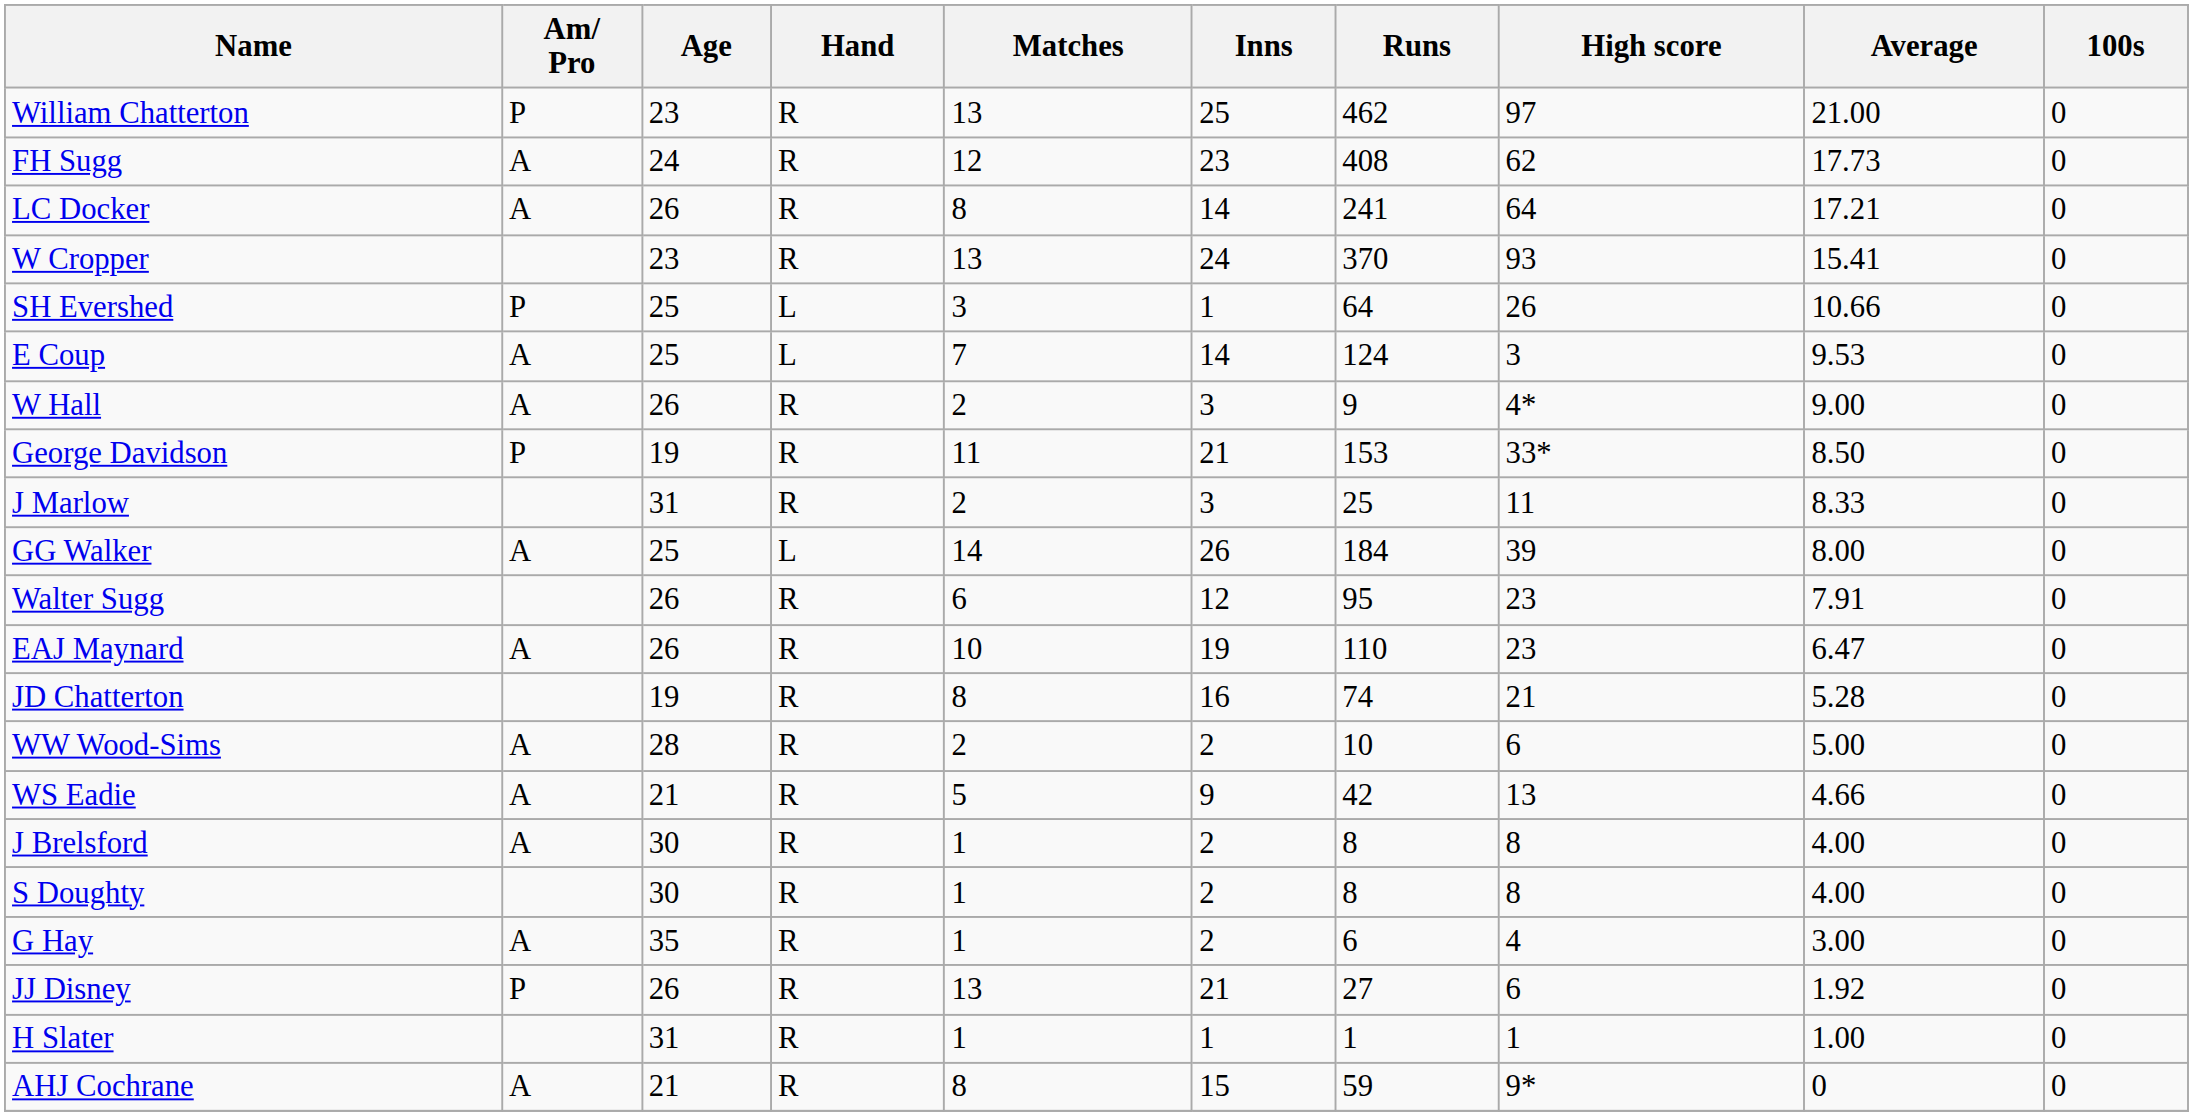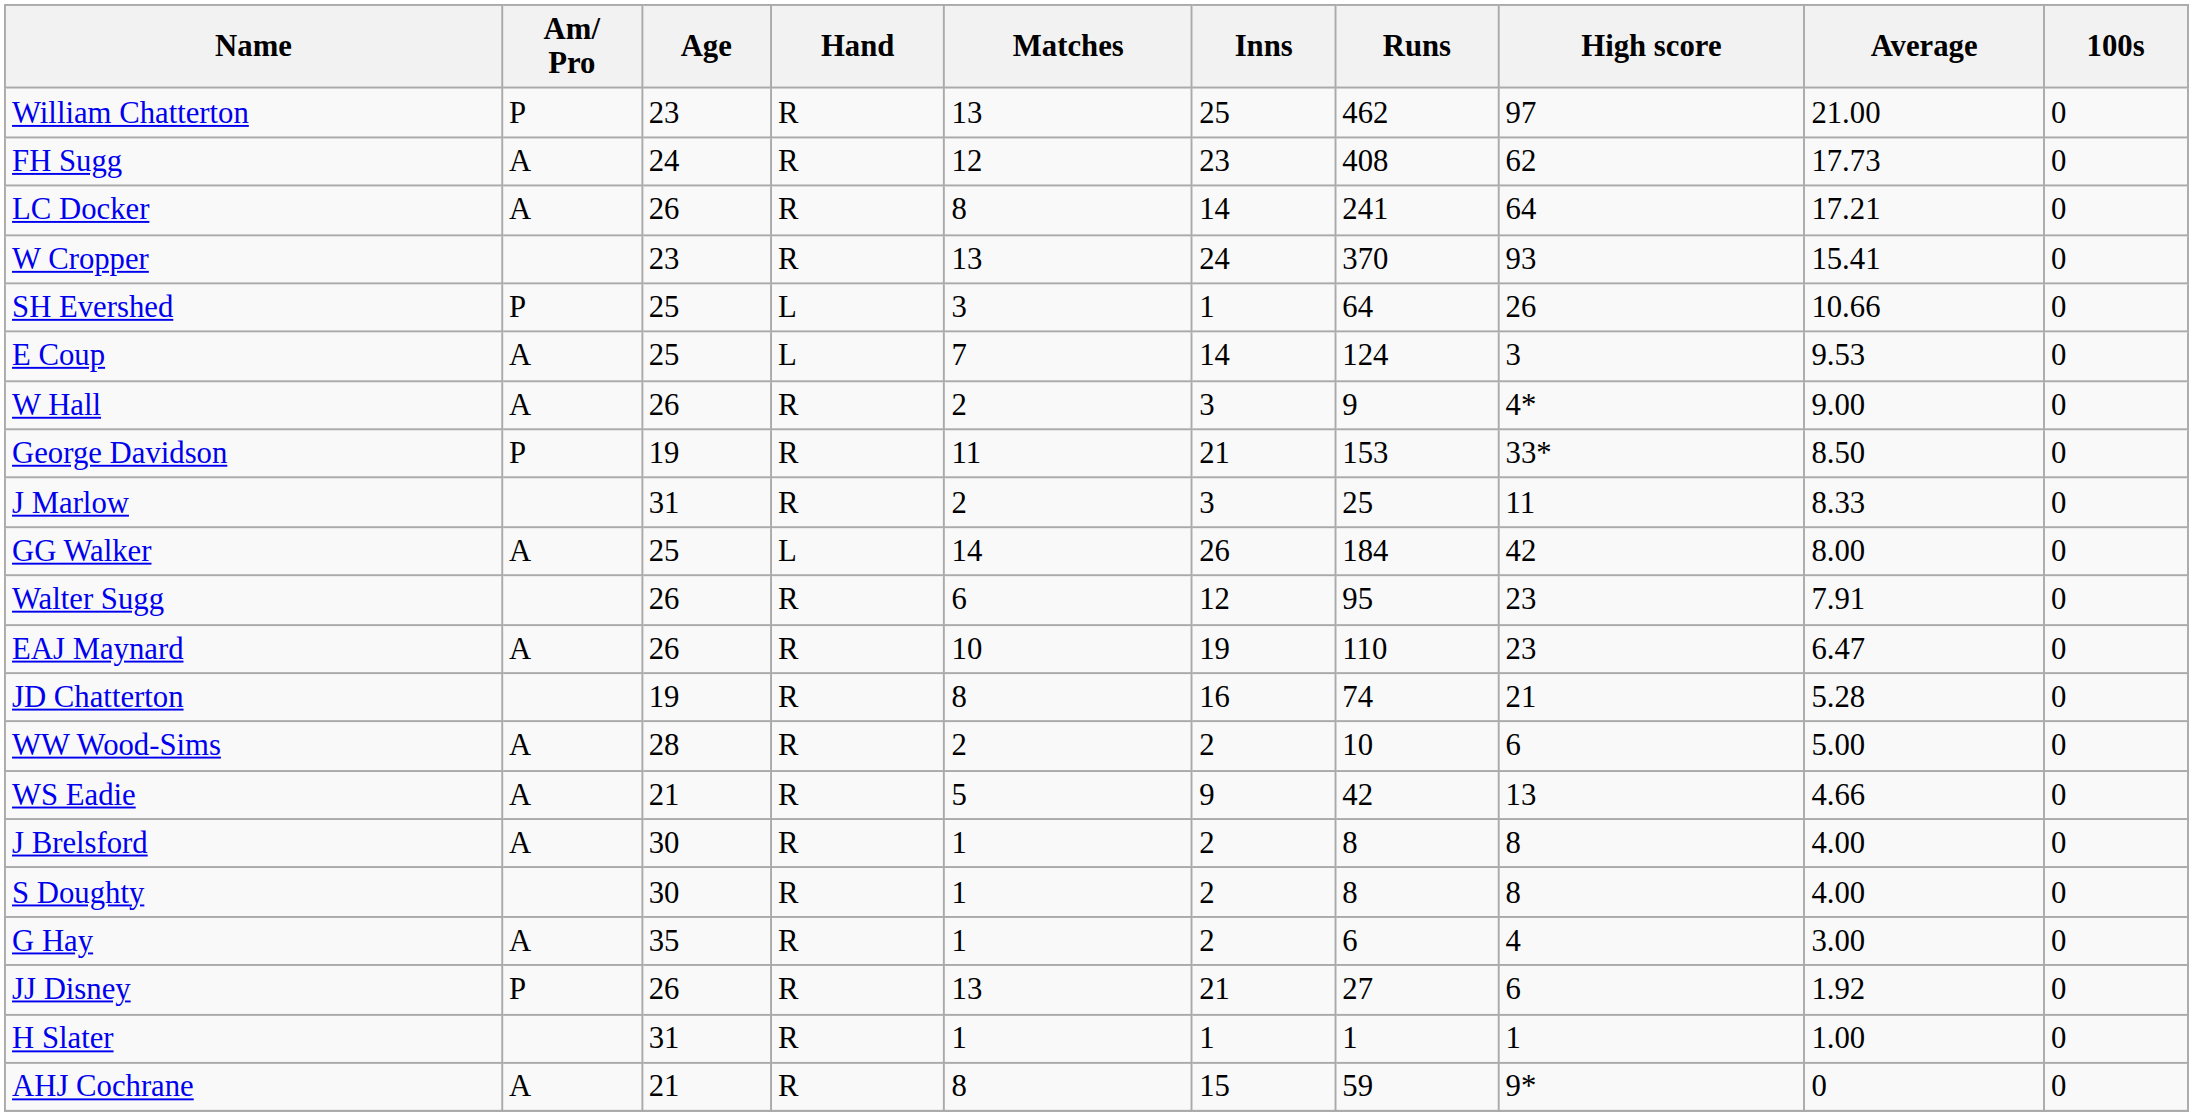(1521, 550) 39 -> (1521, 550) 42
